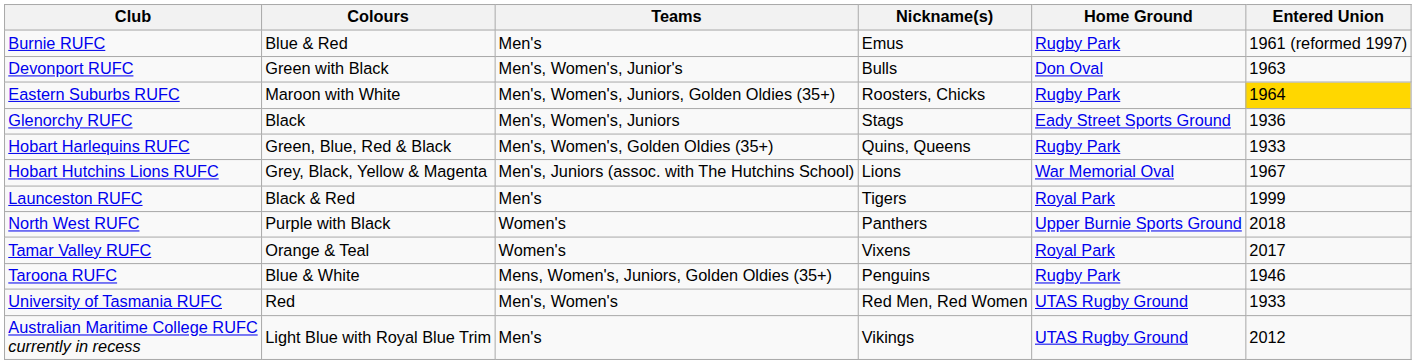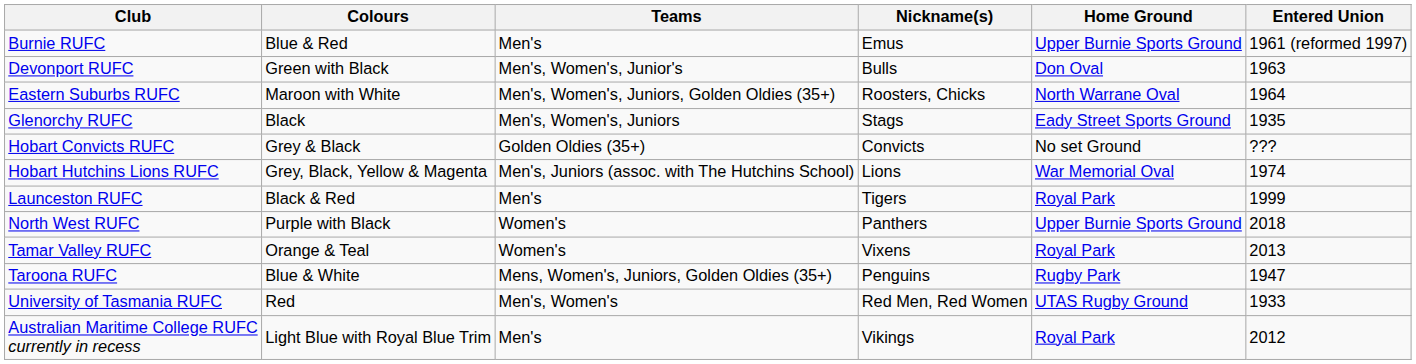(1078, 43) Rugby Park -> (1138, 43) Upper Burnie Sports Ground
(1078, 95) Rugby Park -> (1107, 95) North Warrane Oval
(1268, 95) gold background -> (1268, 95) no background
(1268, 120) 1936 -> (1268, 120) 1935
+ row: (91, 146)
- row: (99, 146)
(1268, 172) 1967 -> (1268, 172) 1974
(1268, 250) 2017 -> (1268, 250) 2013
(1268, 276) 1946 -> (1268, 276) 1947
(1111, 337) UTAS Rugby Ground -> (1075, 337) Royal Park
